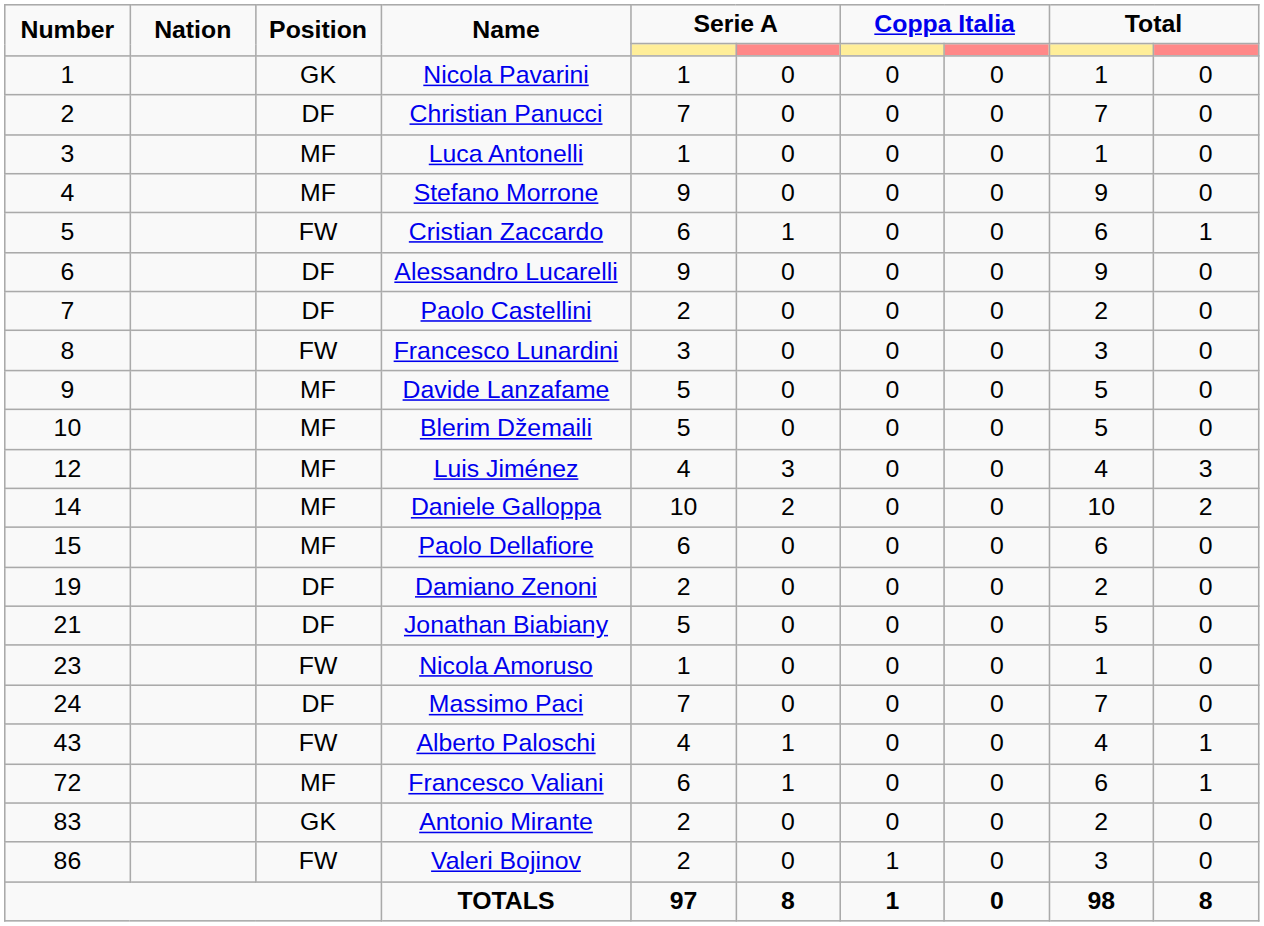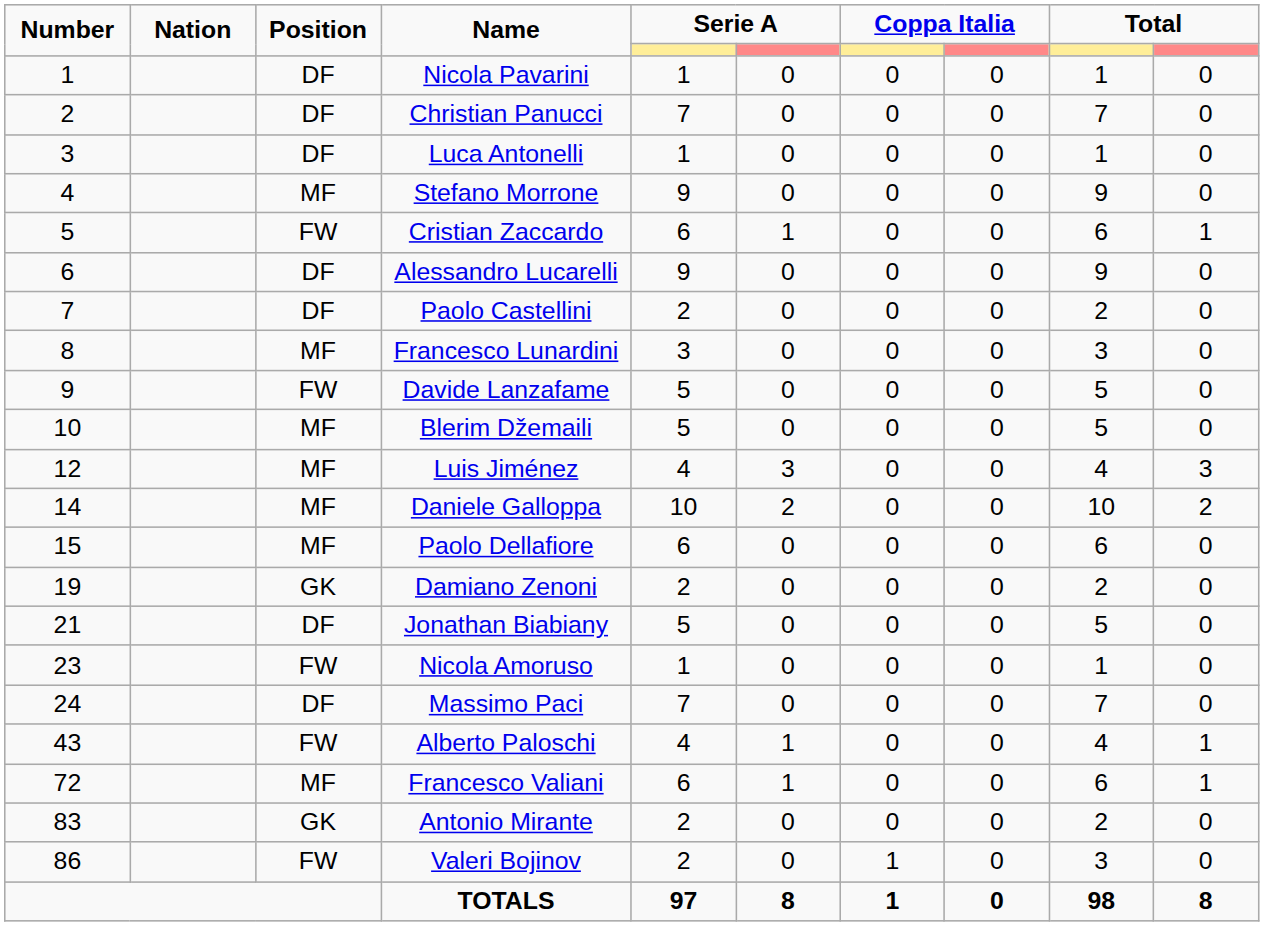(318, 74) GK -> (318, 74) DF
(318, 153) MF -> (318, 153) DF
(318, 350) FW -> (318, 350) MF
(318, 389) MF -> (318, 389) FW
(318, 586) DF -> (318, 586) GK
